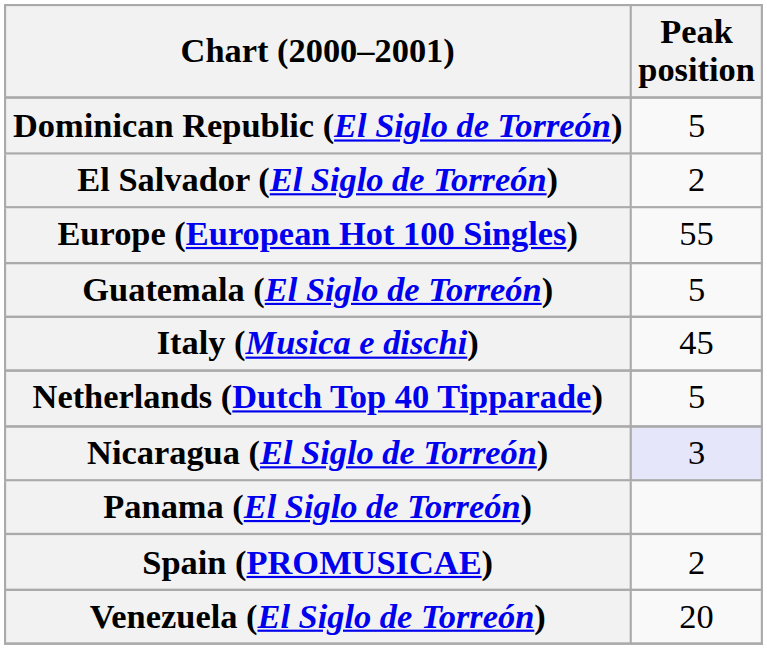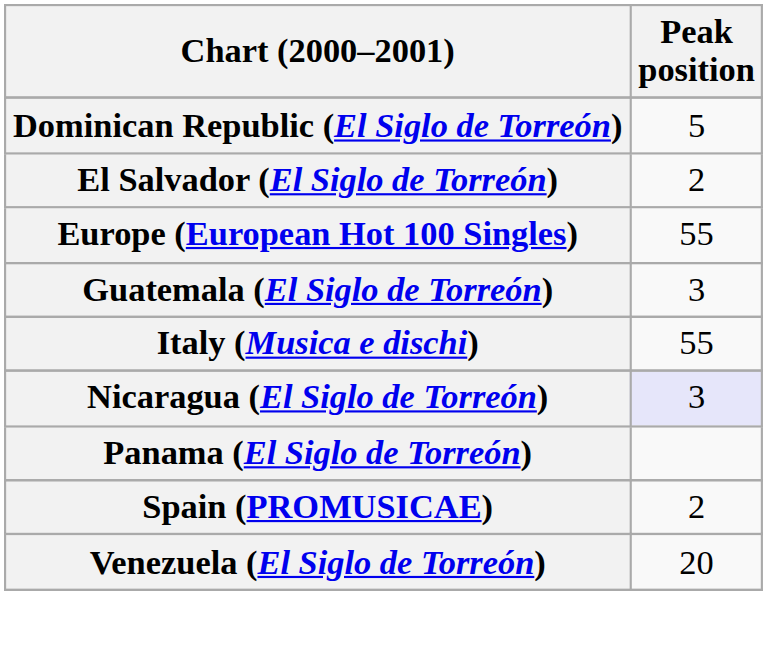(697, 288) 5 -> (697, 288) 3
(697, 343) 45 -> (697, 343) 55
- row: (318, 397)
